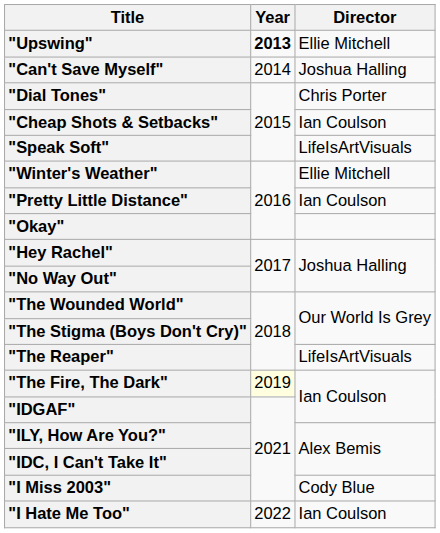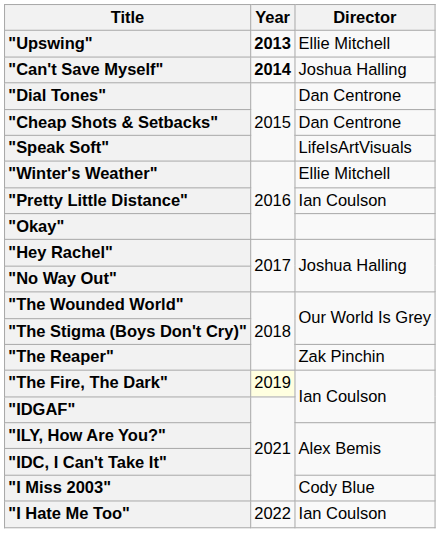(273, 69) normal -> (273, 69) bold
(343, 95) Chris Porter -> (350, 95) Dan Centrone
(343, 122) Ian Coulson -> (350, 122) Dan Centrone
(355, 357) LifeIsArtVisuals -> (342, 357) Zak Pinchin
